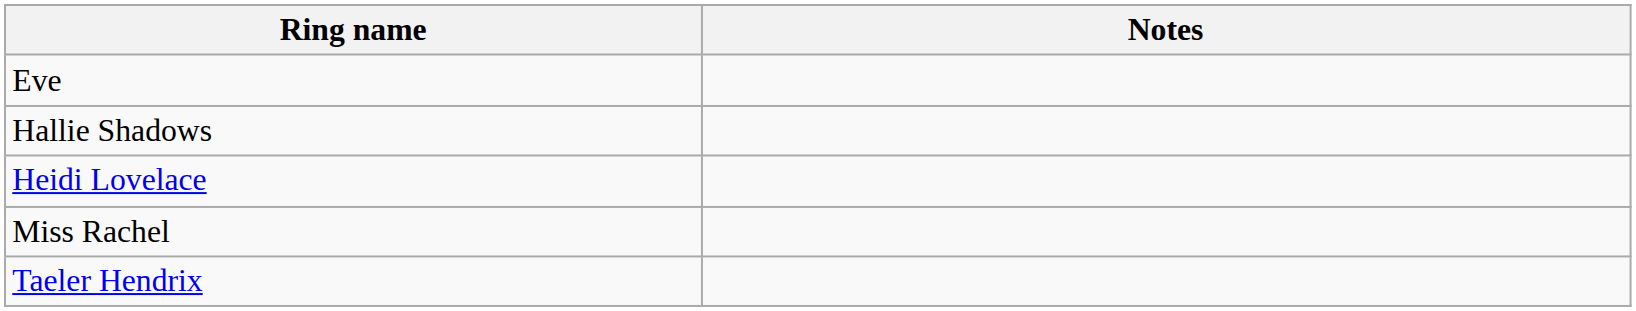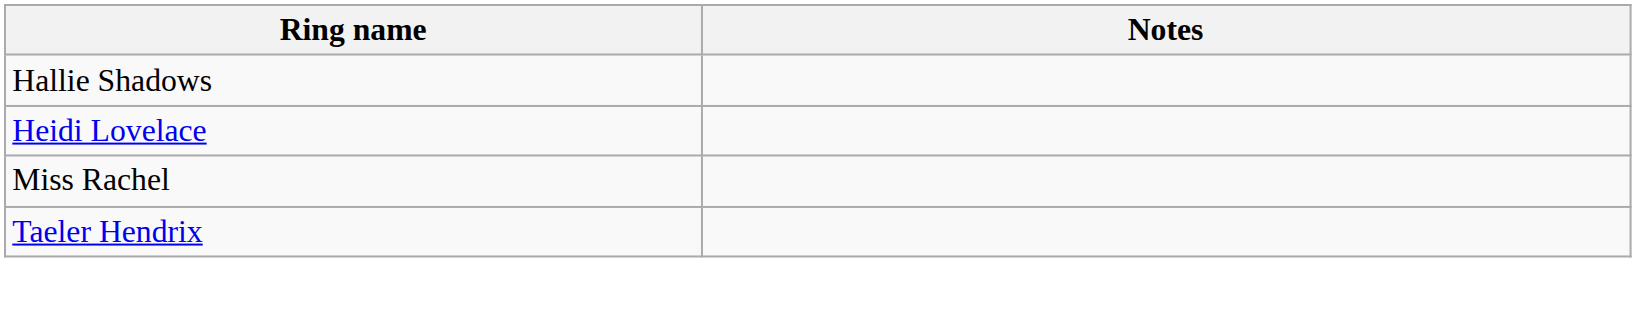- row: (37, 79)
